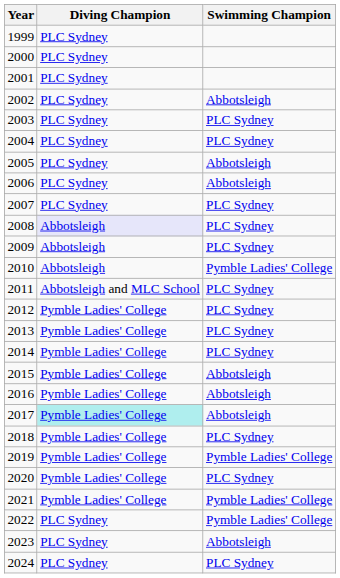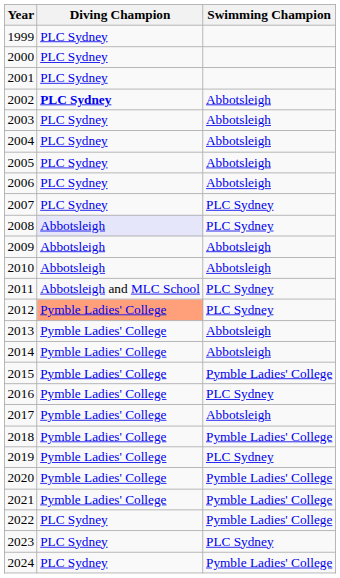(74, 99) normal -> (76, 99) bold
(240, 120) PLC Sydney -> (238, 120) Abbotsleigh
(240, 141) PLC Sydney -> (238, 141) Abbotsleigh
(240, 246) PLC Sydney -> (238, 246) Abbotsleigh
(269, 267) Pymble Ladies' College -> (238, 267) Abbotsleigh
(103, 309) no background -> (103, 309) lightsalmon background
(240, 330) PLC Sydney -> (238, 330) Abbotsleigh
(240, 352) PLC Sydney -> (238, 352) Abbotsleigh
(238, 373) Abbotsleigh -> (269, 373) Pymble Ladies' College
(238, 394) Abbotsleigh -> (240, 394) PLC Sydney
(103, 415) paleturquoise background -> (103, 415) no background
(240, 436) PLC Sydney -> (269, 436) Pymble Ladies' College
(269, 457) Pymble Ladies' College -> (240, 457) PLC Sydney
(240, 478) PLC Sydney -> (269, 478) Pymble Ladies' College
(238, 541) Abbotsleigh -> (240, 541) PLC Sydney
(240, 562) PLC Sydney -> (269, 562) Pymble Ladies' College
